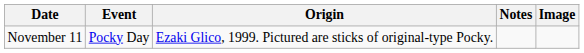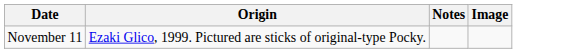- column: (119, 15)
